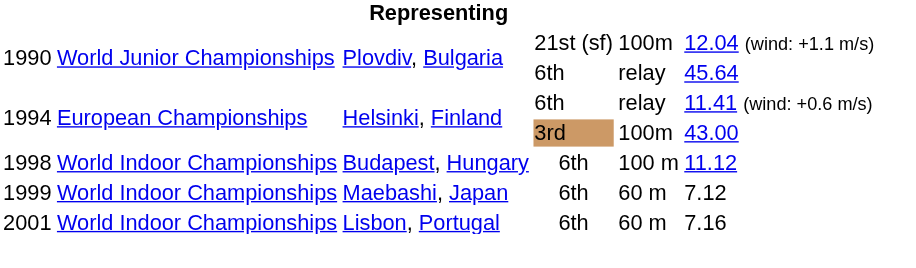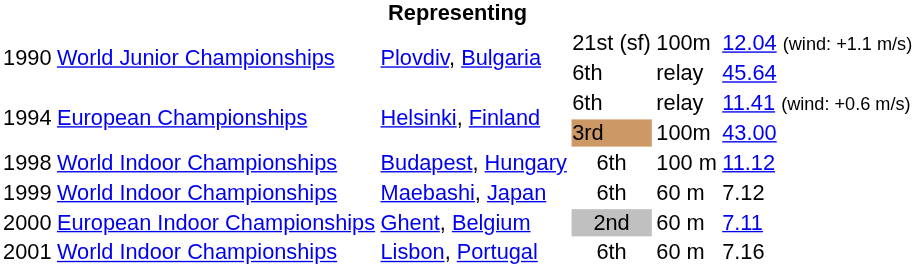+ row: (27, 222)
